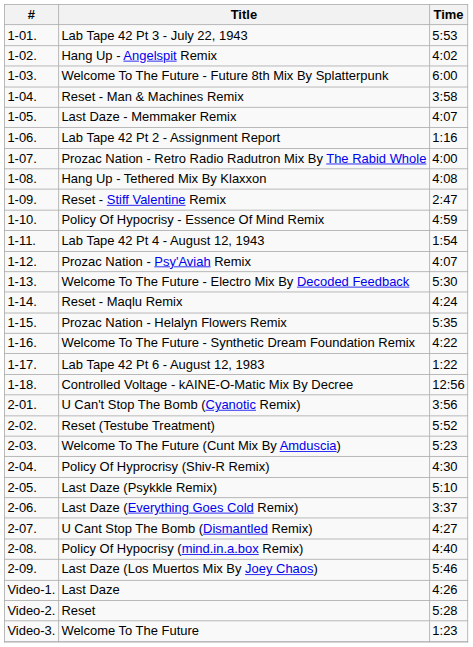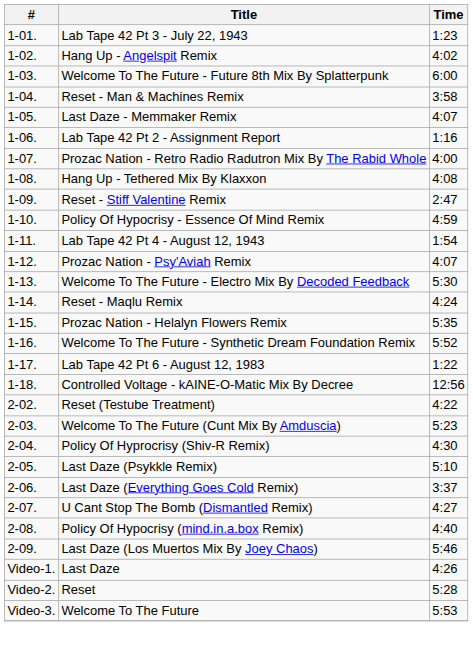(445, 35) 5:53 -> (445, 35) 1:23
(445, 343) 4:22 -> (445, 343) 5:52
- row: (181, 405)
(445, 425) 5:52 -> (445, 405) 4:22
(445, 631) 1:23 -> (445, 610) 5:53
